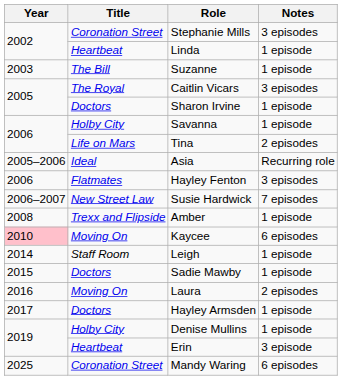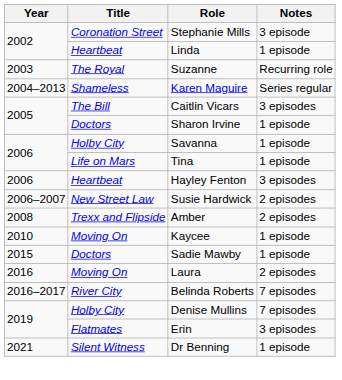(290, 32) 3 episodes -> (285, 32) 3 episode
(90, 69) The Bill -> (98, 69) The Royal
(287, 69) 1 episode -> (296, 69) Recurring role
+ row: (209, 87)
(98, 87) The Royal -> (90, 106) The Bill
(290, 143) 2 episodes -> (285, 161) 1 episode
- row: (182, 161)
(97, 180) Flatmates -> (97, 180) Heartbeat
(290, 198) 7 episodes -> (288, 198) 2 episodes
(287, 217) 1 episode -> (288, 217) 2 episodes
(20, 236) pink background -> (20, 236) no background
(290, 236) 6 episodes -> (285, 236) 1 episode
- row: (185, 254)
+ row: (212, 291)
- row: (213, 310)
(287, 328) 1 episode -> (288, 310) 7 episodes
(97, 347) Heartbeat -> (97, 328) Flatmates
(287, 347) 3 episode -> (288, 328) 3 episodes
+ row: (200, 347)
- row: (208, 365)
